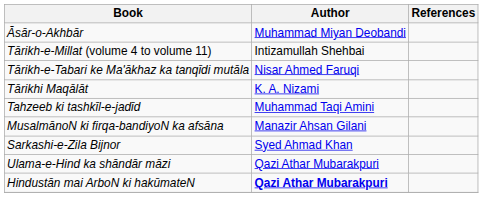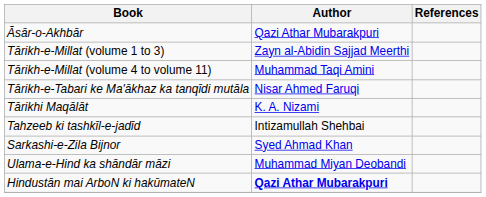(330, 32) Muhammad Miyan Deobandi -> (317, 32) Qazi Athar Mubarakpuri
+ row: (86, 51)
(310, 51) Intizamullah Shehbai -> (314, 70) Muhammad Taqi Amini
(314, 107) Muhammad Taqi Amini -> (310, 126) Intizamullah Shehbai
- row: (115, 126)
(317, 164) Qazi Athar Mubarakpuri -> (330, 164) Muhammad Miyan Deobandi
